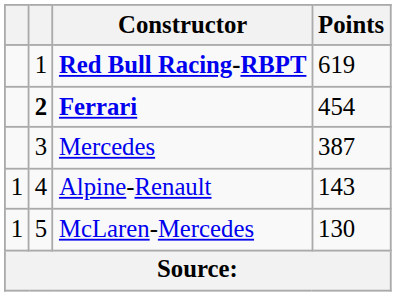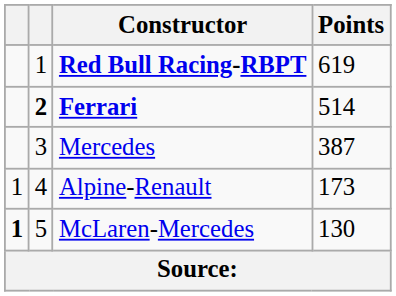(337, 106) 454 -> (337, 106) 514
(337, 187) 143 -> (337, 187) 173
(17, 228) normal -> (17, 228) bold
